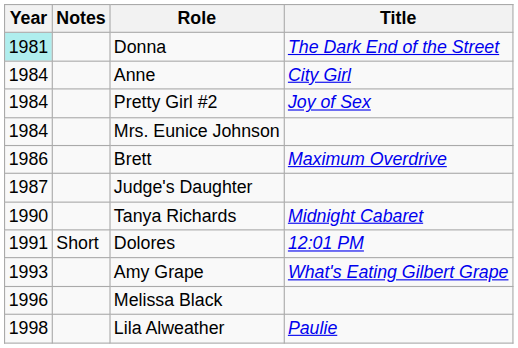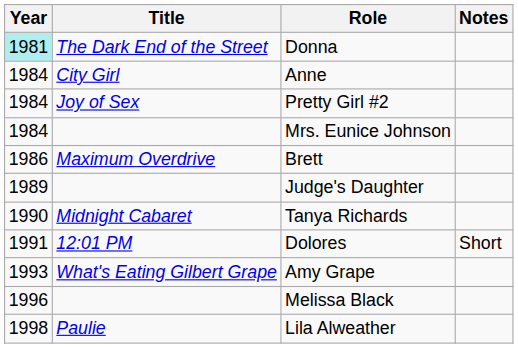columns swapped: (398, 18) <-> (81, 18)
(28, 187) 1987 -> (28, 187) 1989
